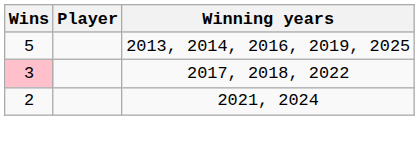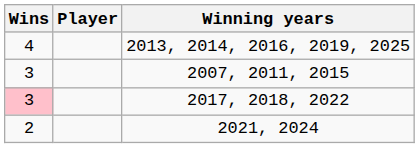(29, 46) 5 -> (29, 46) 4
+ row: (268, 74)
